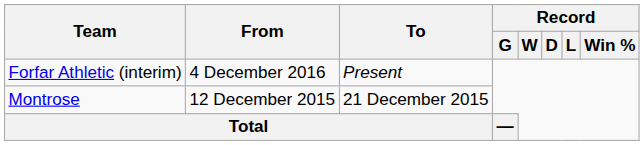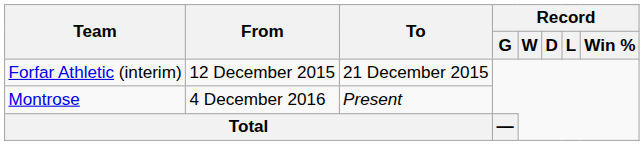(258, 72) 4 December 2016 -> (262, 72) 12 December 2015
(373, 72) Present -> (416, 72) 21 December 2015
(262, 99) 12 December 2015 -> (258, 99) 4 December 2016
(416, 99) 21 December 2015 -> (373, 99) Present
